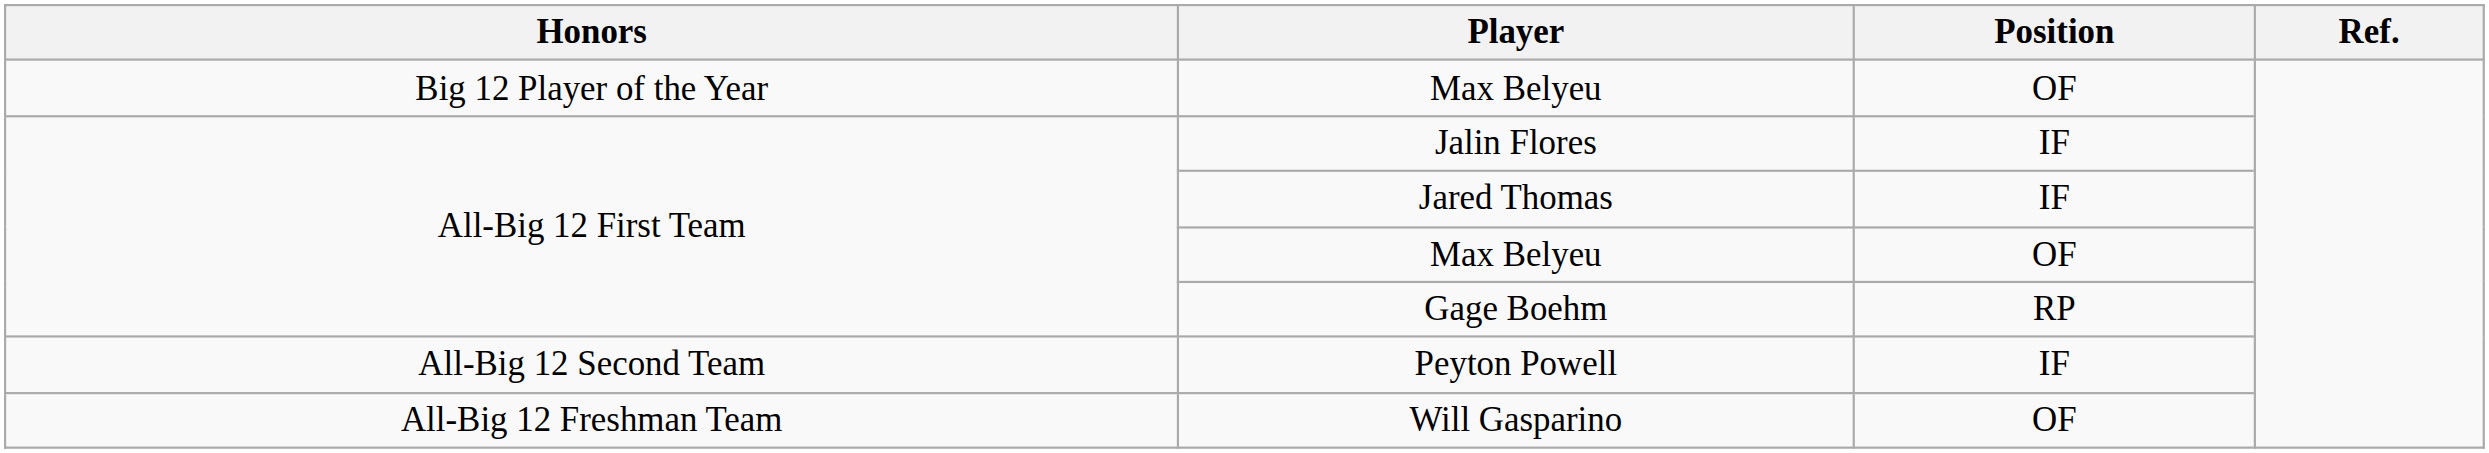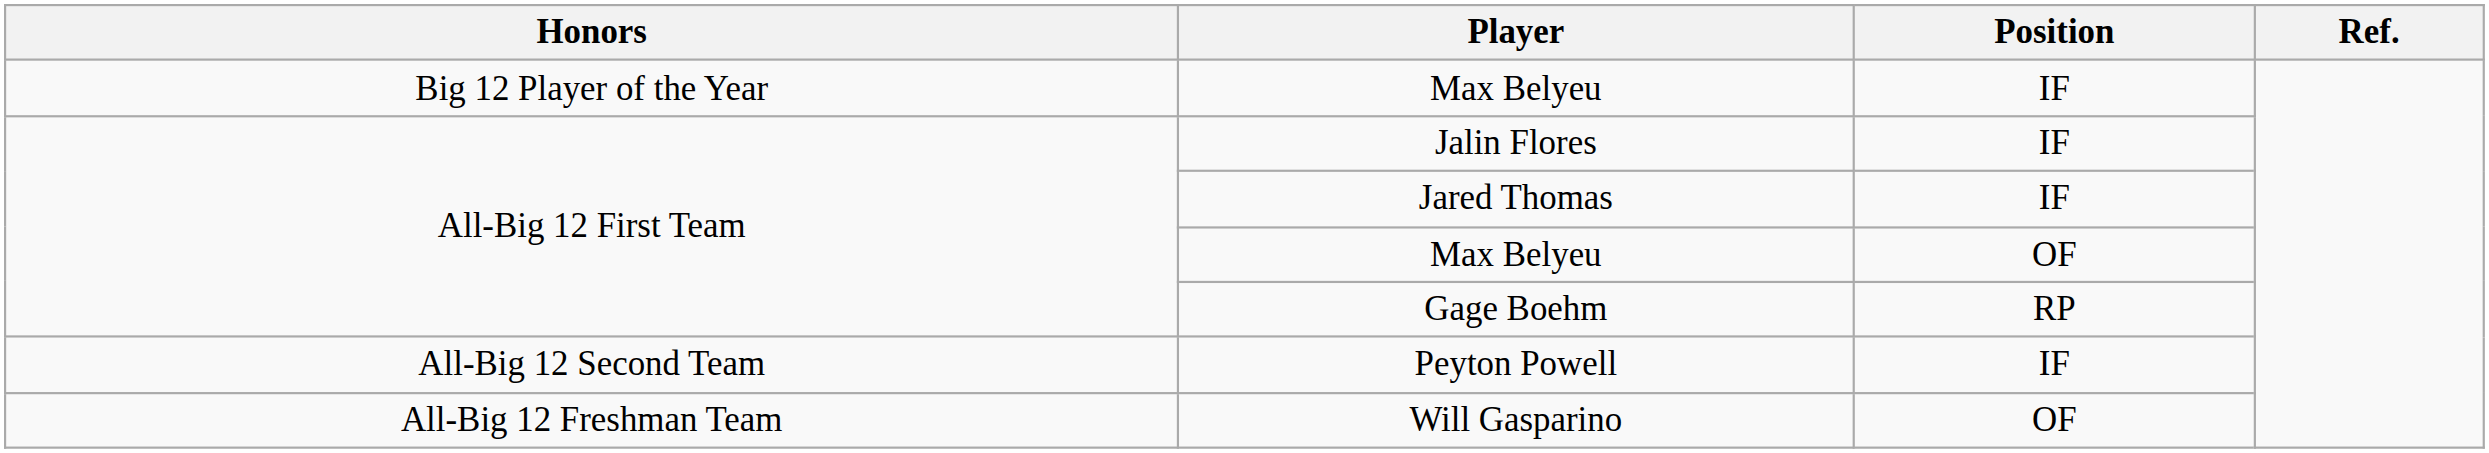(2054, 87) OF -> (2054, 87) IF
